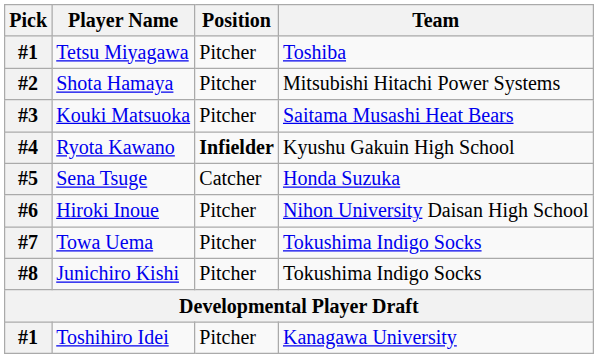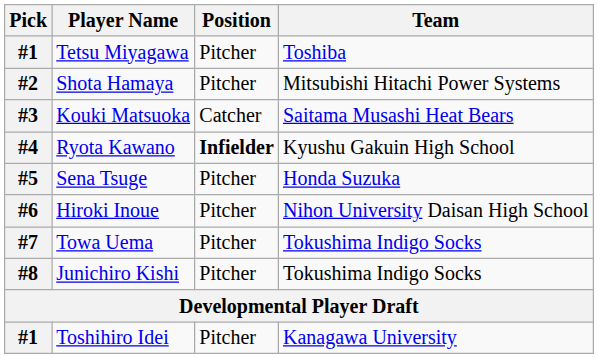(228, 115) Pitcher -> (230, 115) Catcher
(230, 178) Catcher -> (228, 178) Pitcher
